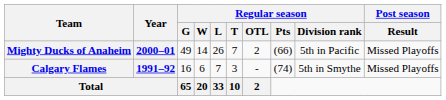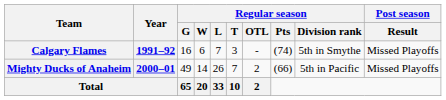rows swapped: (69, 68) <-> (69, 50)
